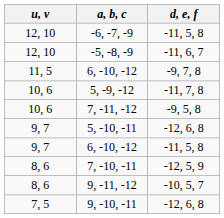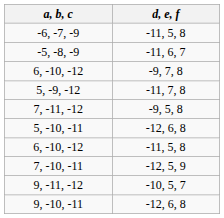- column: (40, 14)
